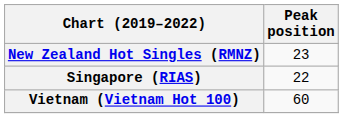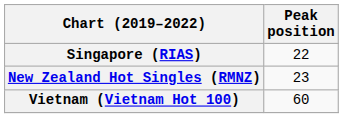rows swapped: (134, 55) <-> (134, 78)
